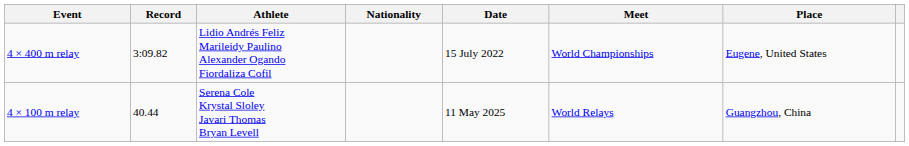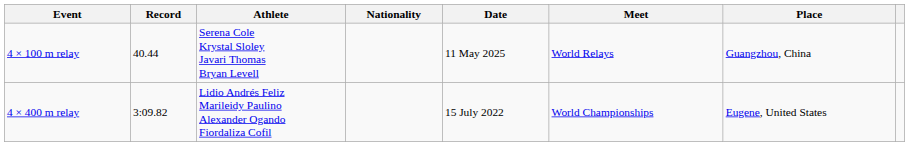rows swapped: (43, 112) <-> (43, 53)
